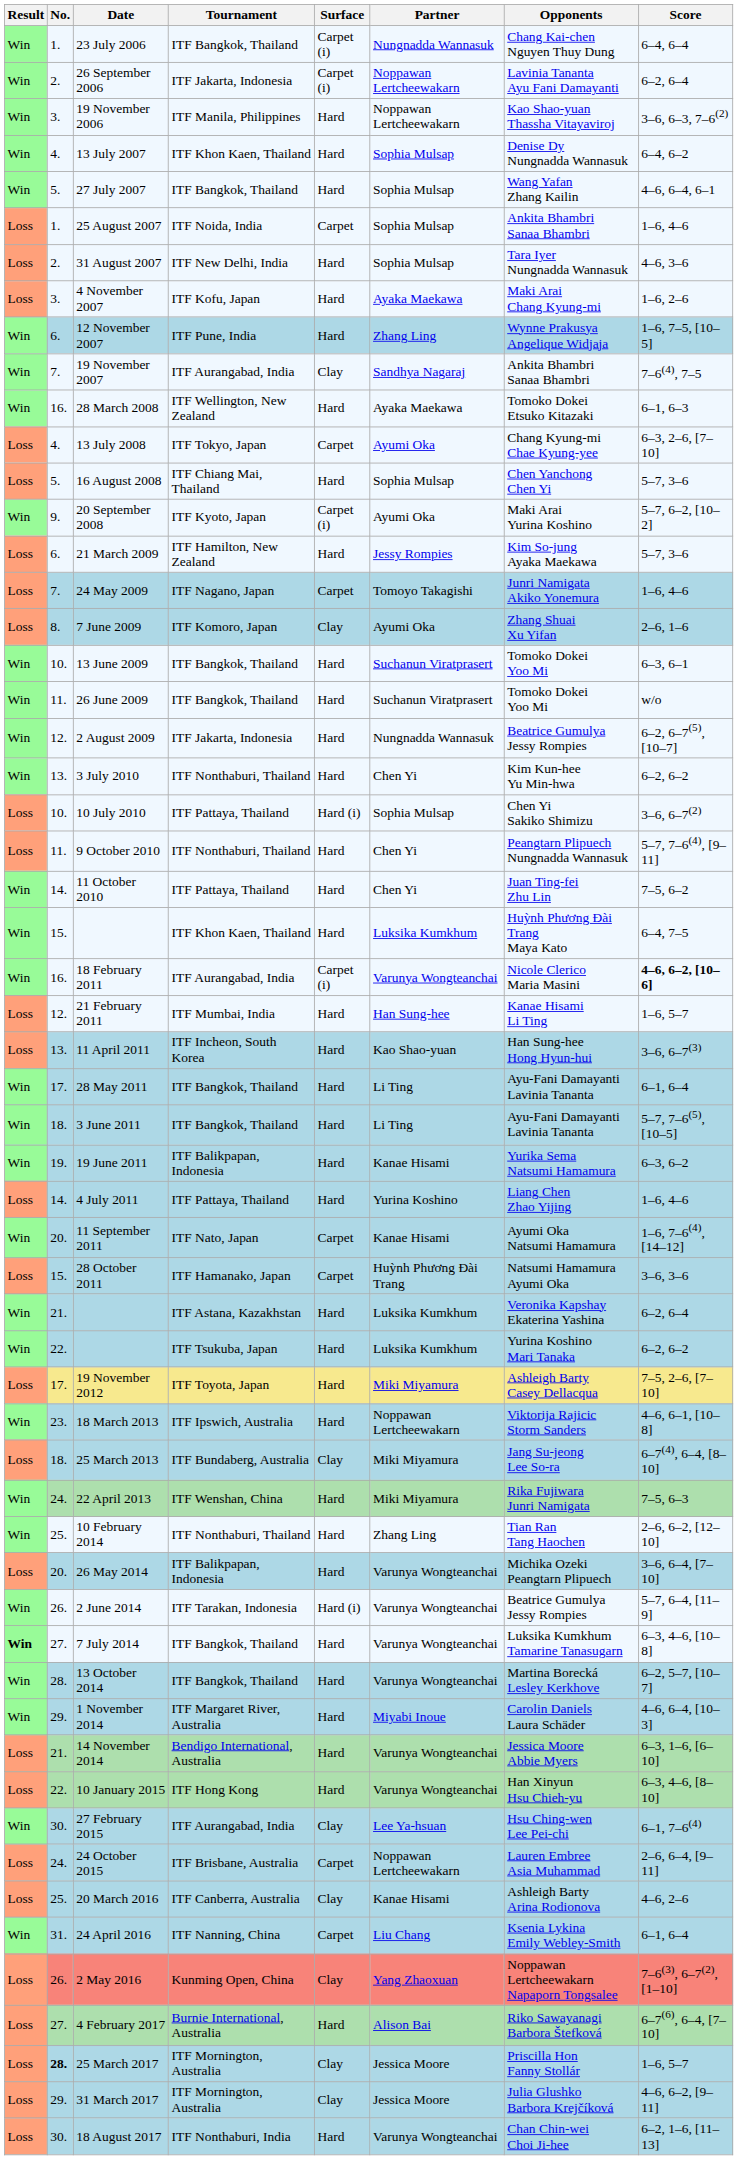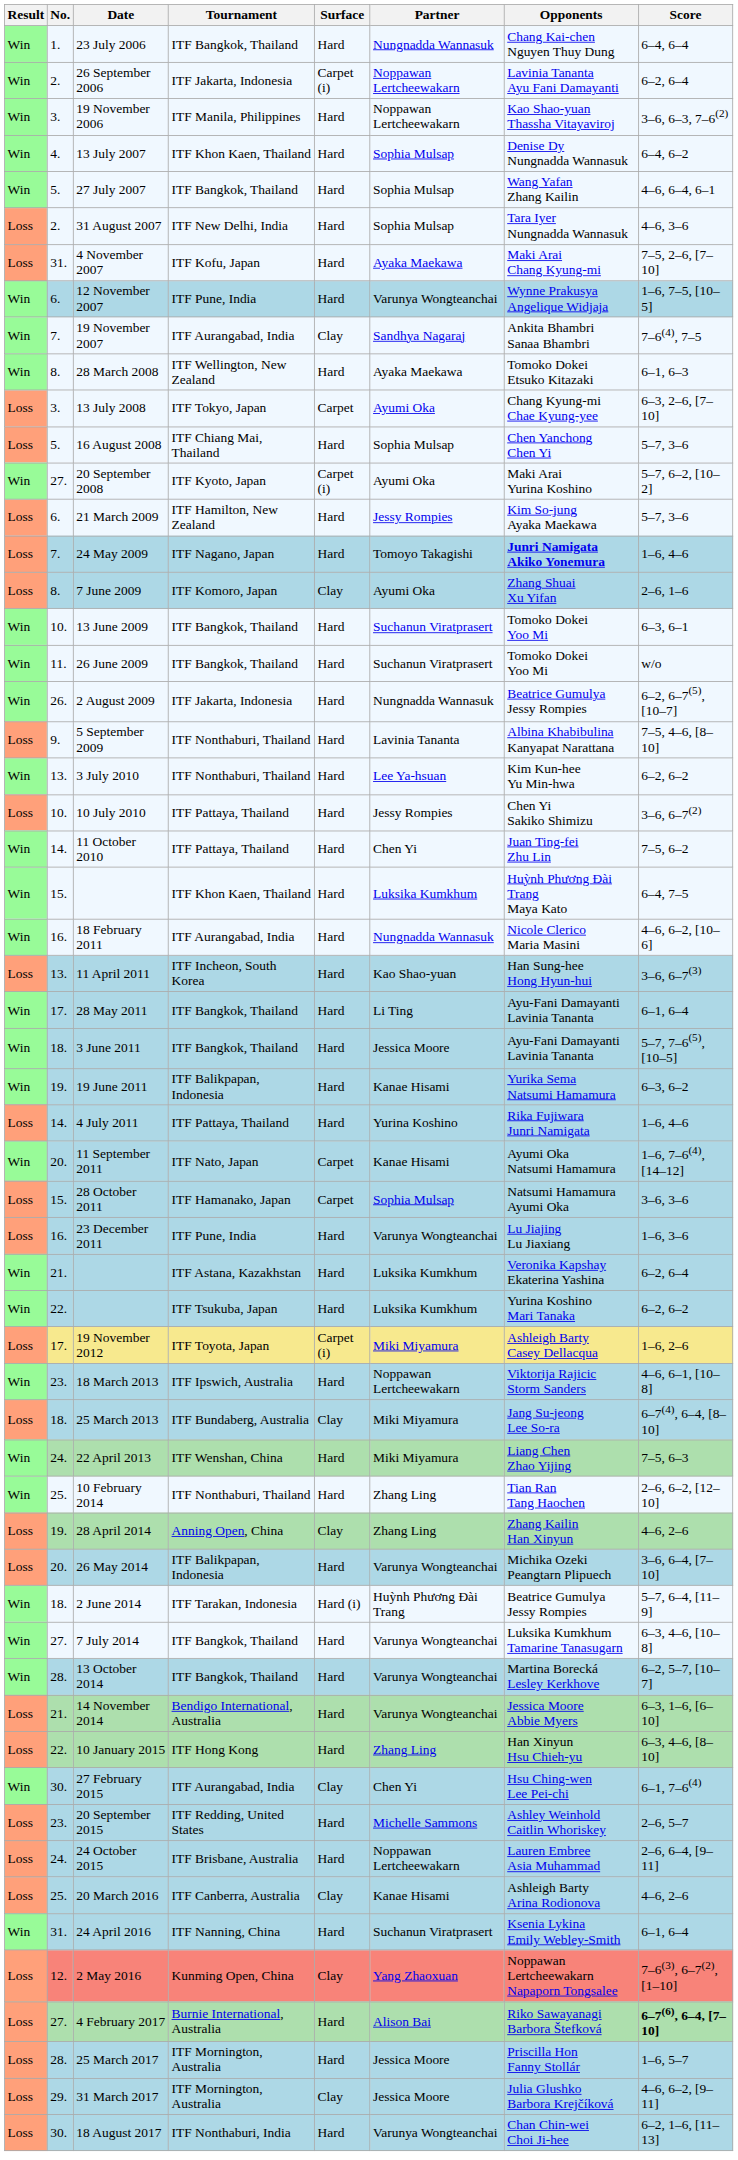(335, 44) Carpet (i) -> (331, 44) Hard
- row: (119, 226)
(55, 299) 3. -> (59, 262) 31.
(665, 299) 1–6, 2–6 -> (677, 262) 7–5, 2–6, [7–10]
(405, 335) Zhang Ling -> (435, 299) Varunya Wongteanchai
(59, 408) 16. -> (55, 371) 8.
(55, 444) 4. -> (55, 408) 3.
(55, 517) 9. -> (59, 481) 27.
(335, 590) Carpet -> (331, 554) Hard
(553, 590) normal -> (556, 554) bold
(59, 738) 12. -> (59, 701) 26.
+ row: (110, 739)
(395, 776) Chen Yi -> (410, 776) Lee Ya-hsuan
(339, 812) Hard (i) -> (331, 812) Hard
(414, 812) Sophia Mulsap -> (413, 812) Jessy Rompies
- row: (118, 851)
(335, 977) Carpet (i) -> (331, 937) Hard
(435, 977) Varunya Wongteanchai -> (433, 937) Nungnadda Wannasuk
(681, 977) bold -> (681, 937) normal
- row: (109, 1013)
(393, 1124) Li Ting -> (411, 1048) Jessica Moore
(539, 1199) Liang Chen Zhao Yijing -> (548, 1123) Rika Fujiwara Junri Namigata
(425, 1276) Huỳnh Phương Đài Trang -> (414, 1199) Sophia Mulsap
+ row: (112, 1235)
(331, 1385) Hard -> (335, 1345) Carpet (i)
(677, 1385) 7–5, 2–6, [7–10] -> (665, 1345) 1–6, 2–6
(548, 1498) Rika Fujiwara Junri Namigata -> (539, 1458) Liang Chen Zhao Yijing
+ row: (114, 1531)
(59, 1607) 26. -> (59, 1603) 18.
(435, 1607) Varunya Wongteanchai -> (425, 1603) Huỳnh Phương Đài Trang
(20, 1644) bold -> (19, 1640) normal
- row: (110, 1716)
(435, 1789) Varunya Wongteanchai -> (405, 1749) Zhang Ling
(410, 1826) Lee Ya-hsuan -> (395, 1786) Chen Yi
+ row: (113, 1822)
(335, 1862) Carpet -> (331, 1859) Hard
(335, 1935) Carpet -> (331, 1931) Hard
(402, 1935) Liu Chang -> (433, 1931) Suchanun Viratprasert
(59, 1979) 26. -> (59, 1975) 12.
(684, 2025) normal -> (684, 2021) bold
(59, 2063) bold -> (59, 2059) normal
(330, 2063) Clay -> (331, 2059) Hard
